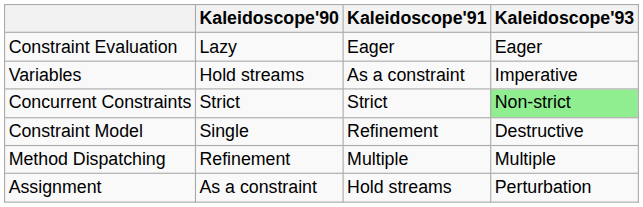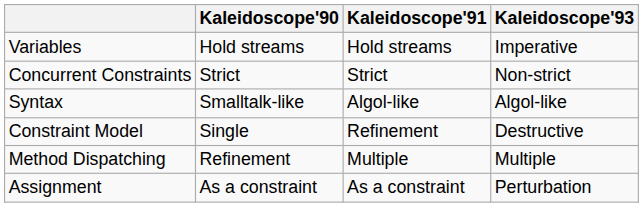- row: (93, 46)
(406, 74) As a constraint -> (399, 46) Hold streams
(533, 103) lightgreen background -> (533, 74) no background
+ row: (36, 103)
(399, 187) Hold streams -> (406, 187) As a constraint
